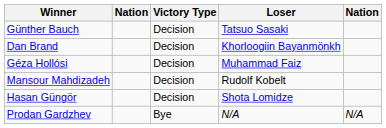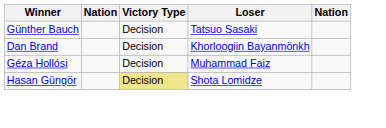- row: (58, 81)
(174, 98) no background -> (143, 81) khaki background
- row: (49, 115)
